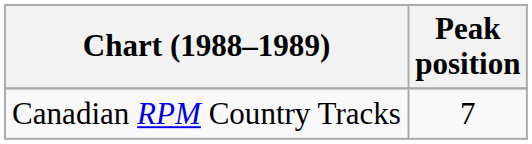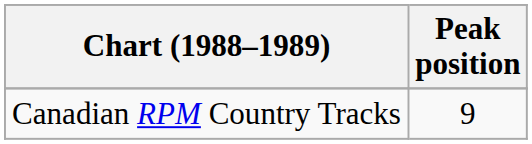(468, 113) 7 -> (468, 113) 9
